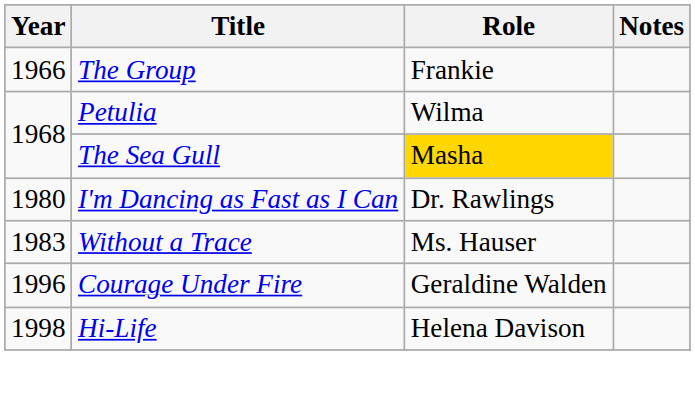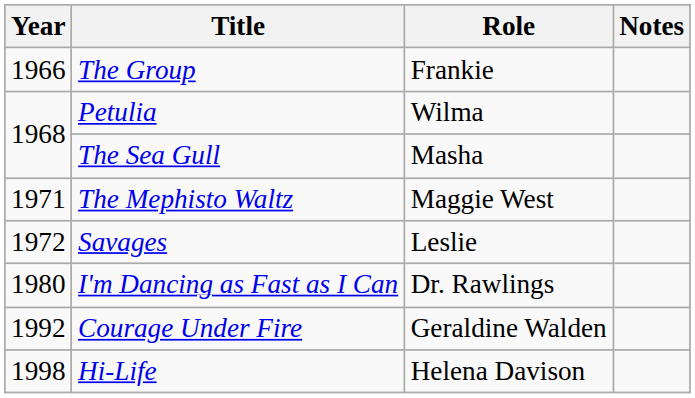(447, 155) gold background -> (447, 155) no background
+ row: (186, 198)
+ row: (123, 241)
- row: (165, 241)
(38, 284) 1996 -> (38, 328) 1992
